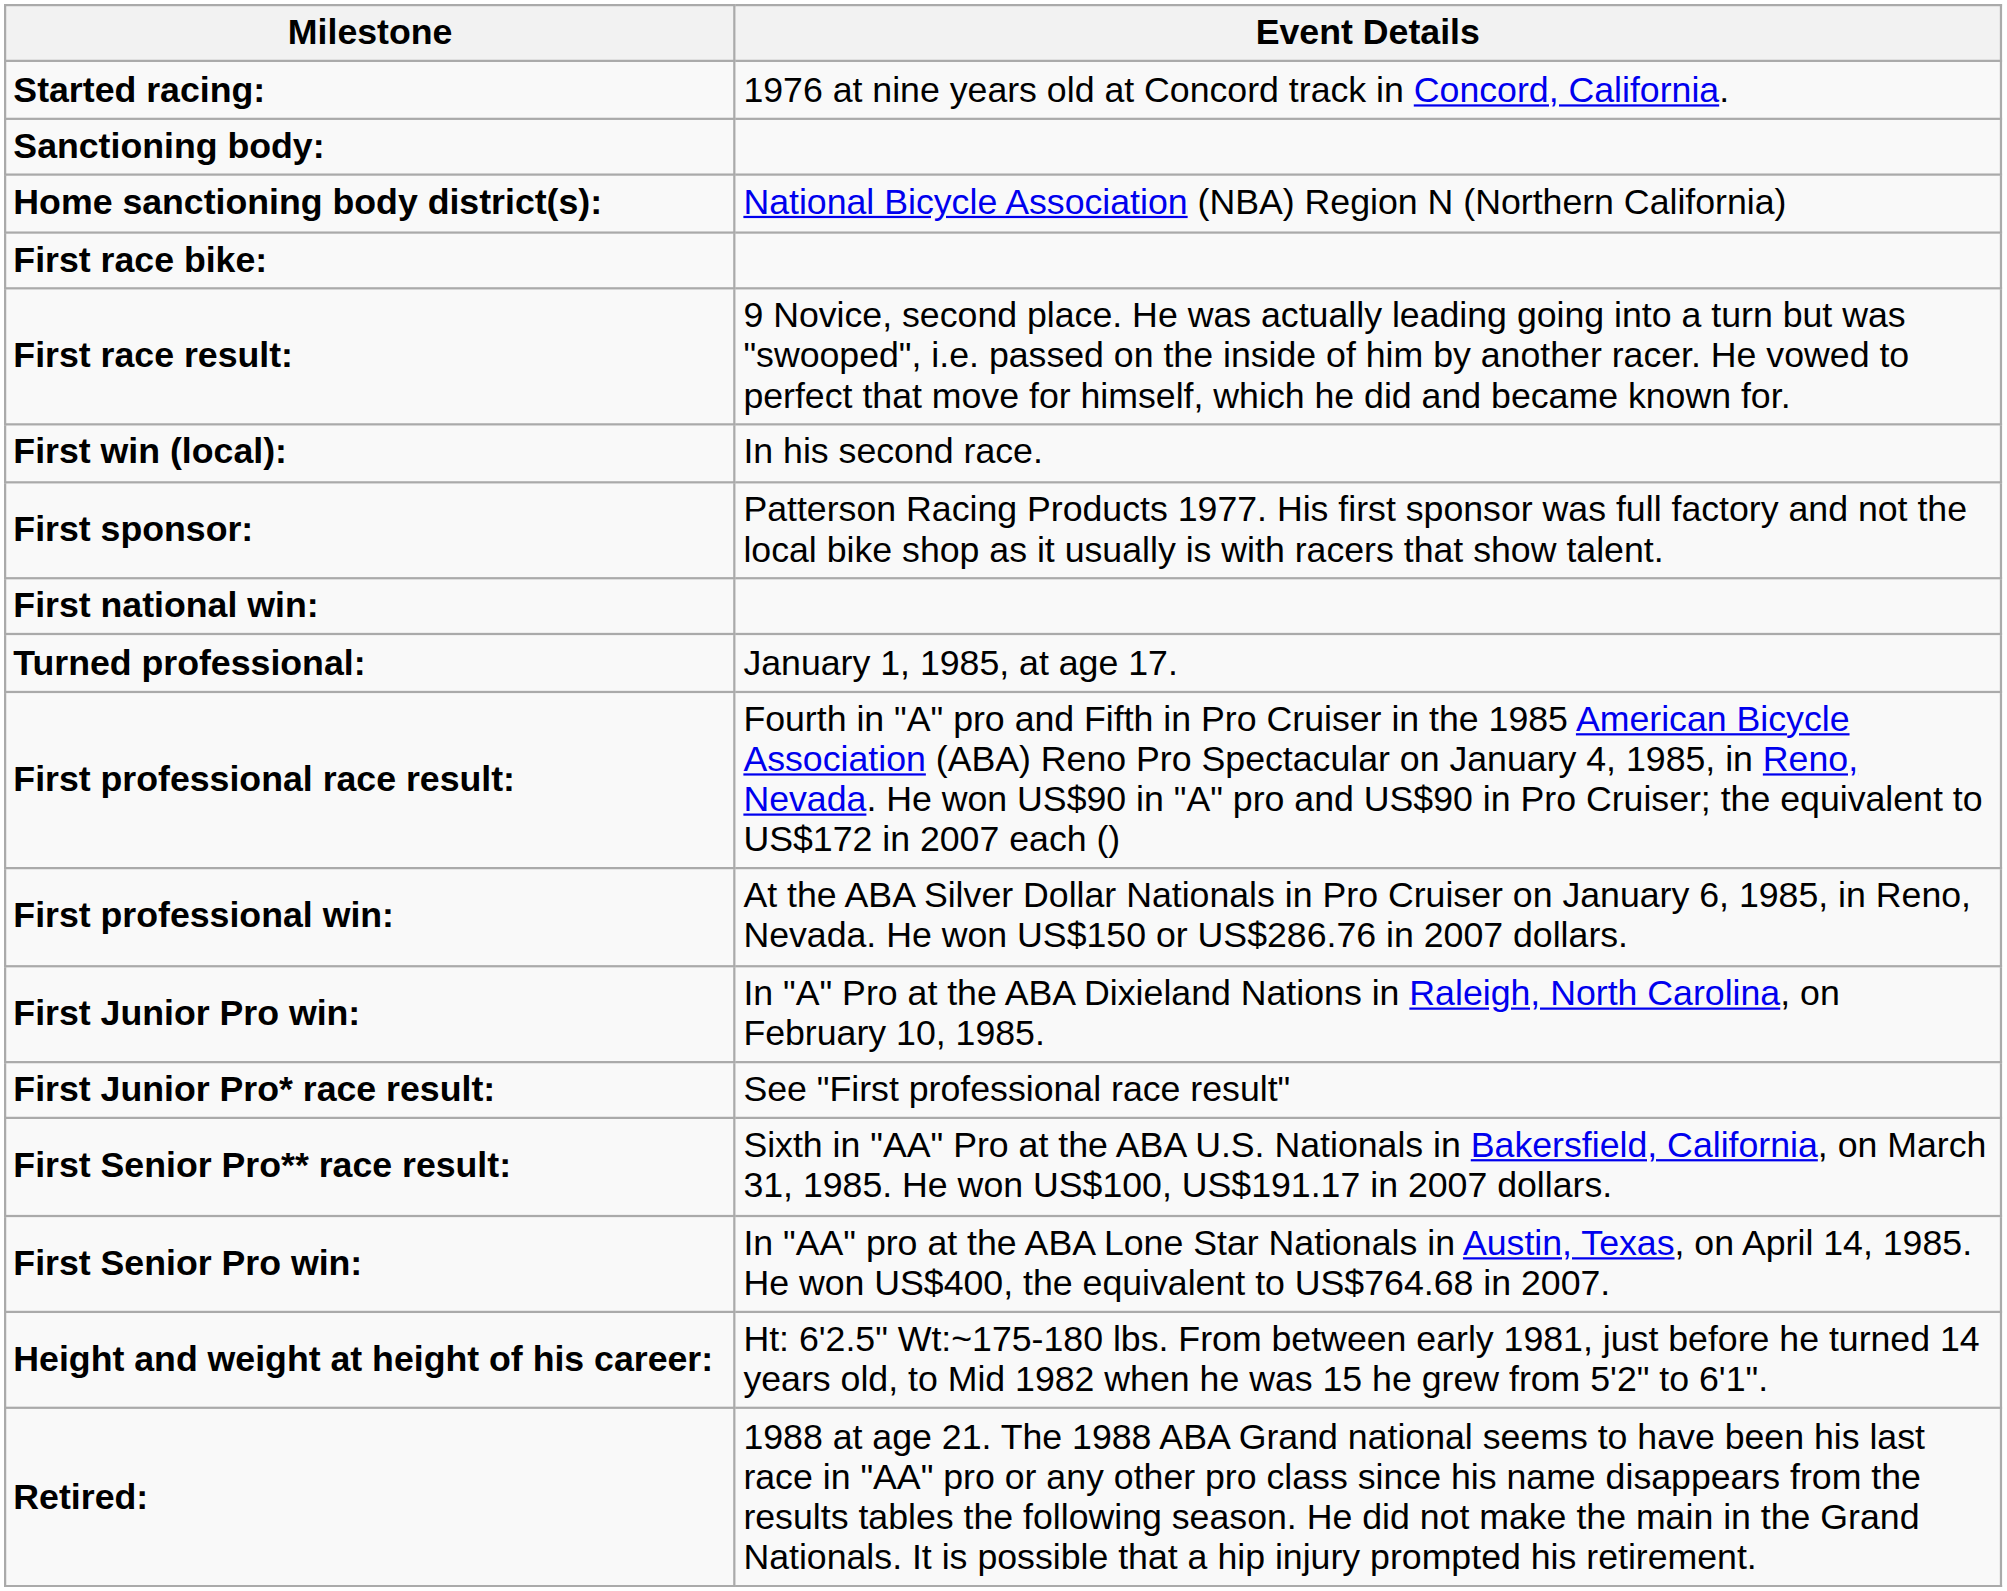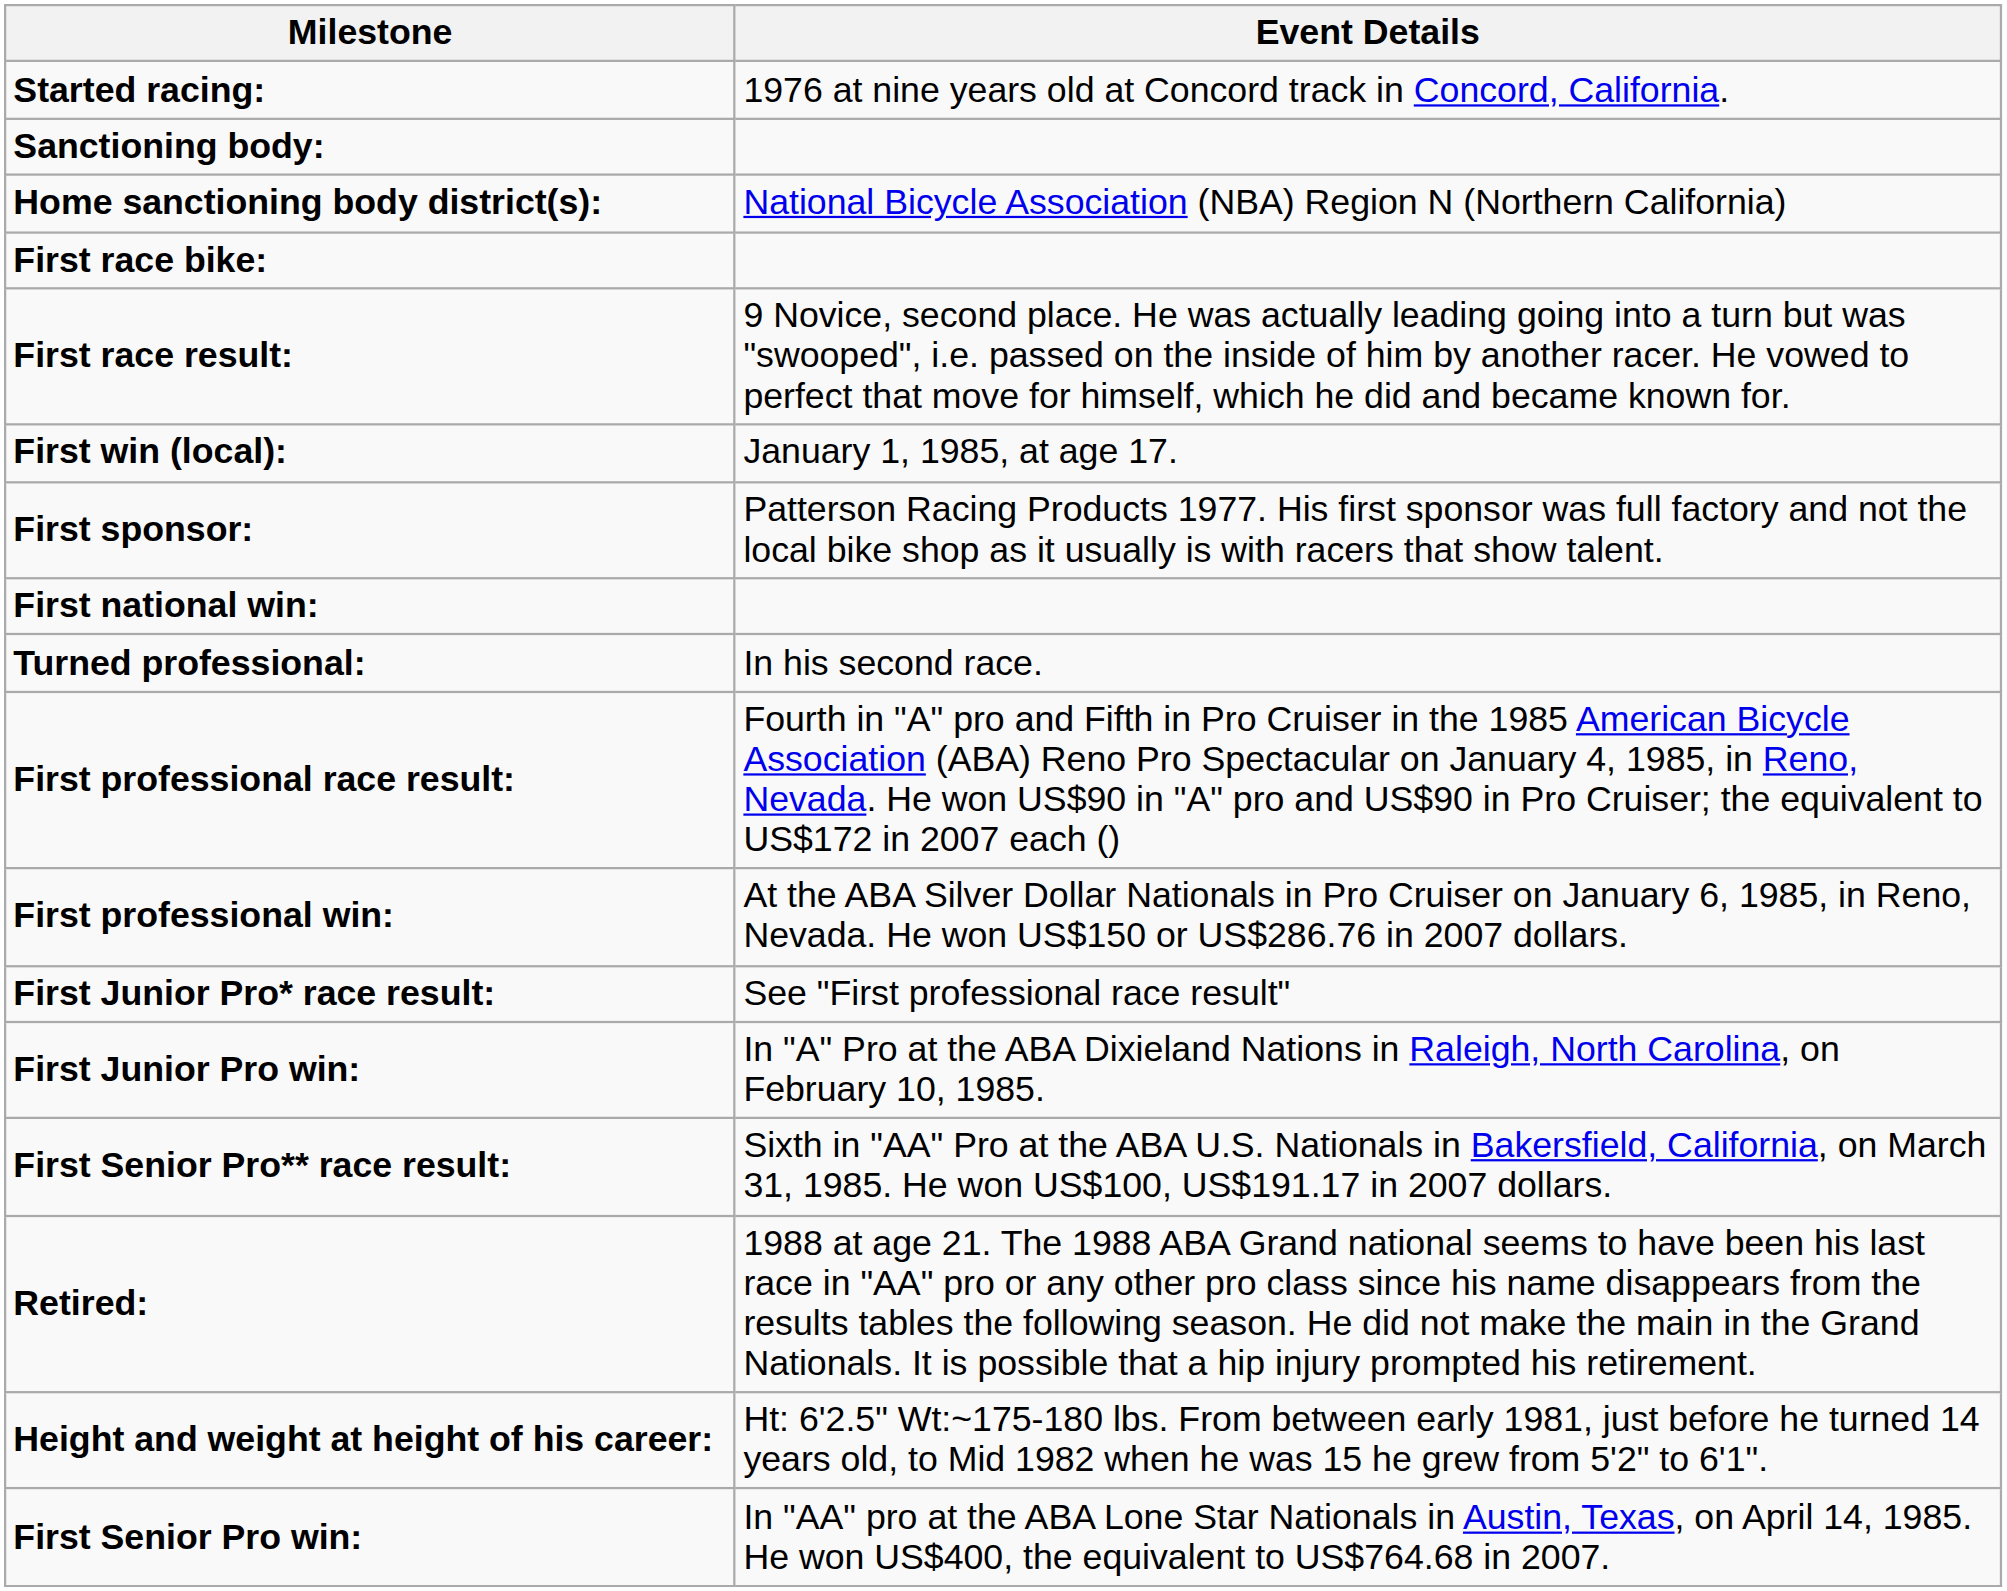(893, 452) In his second race. -> (961, 452) January 1, 1985, at age 17.
(961, 662) January 1, 1985, at age 17. -> (893, 662) In his second race.
rows swapped: (254, 1089) <-> (187, 1012)
rows swapped: (188, 1262) <-> (81, 1496)
